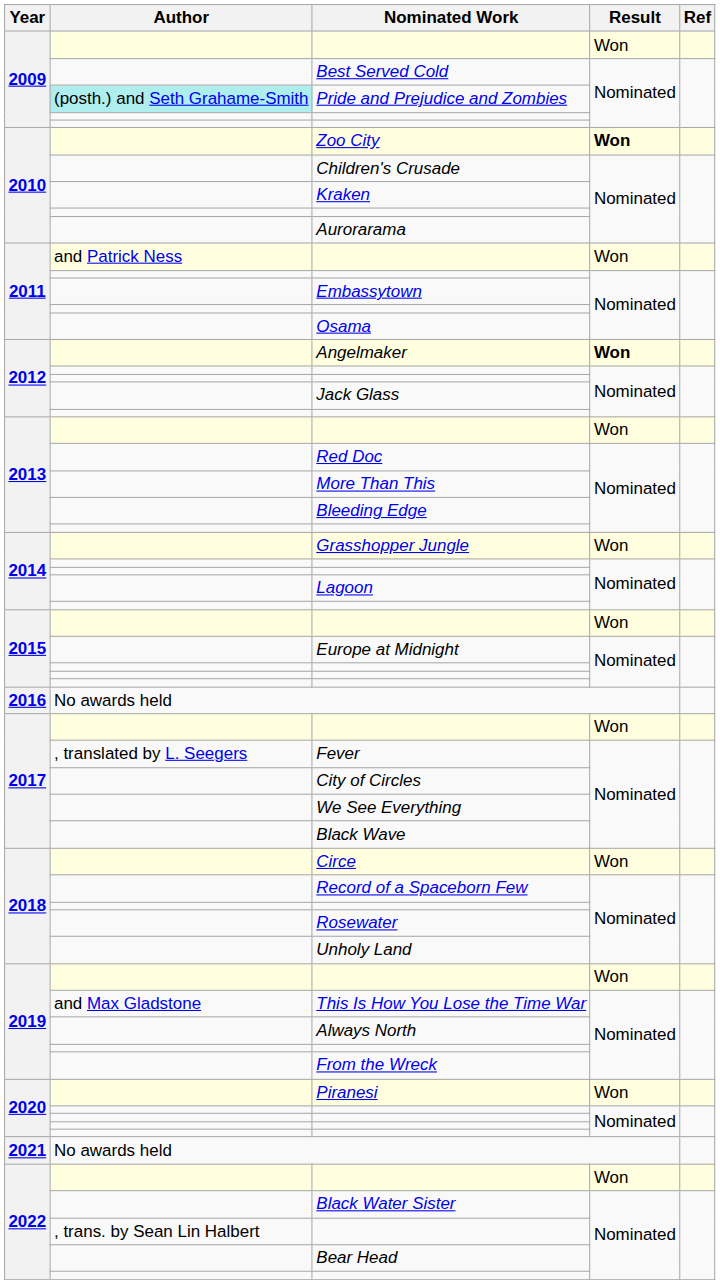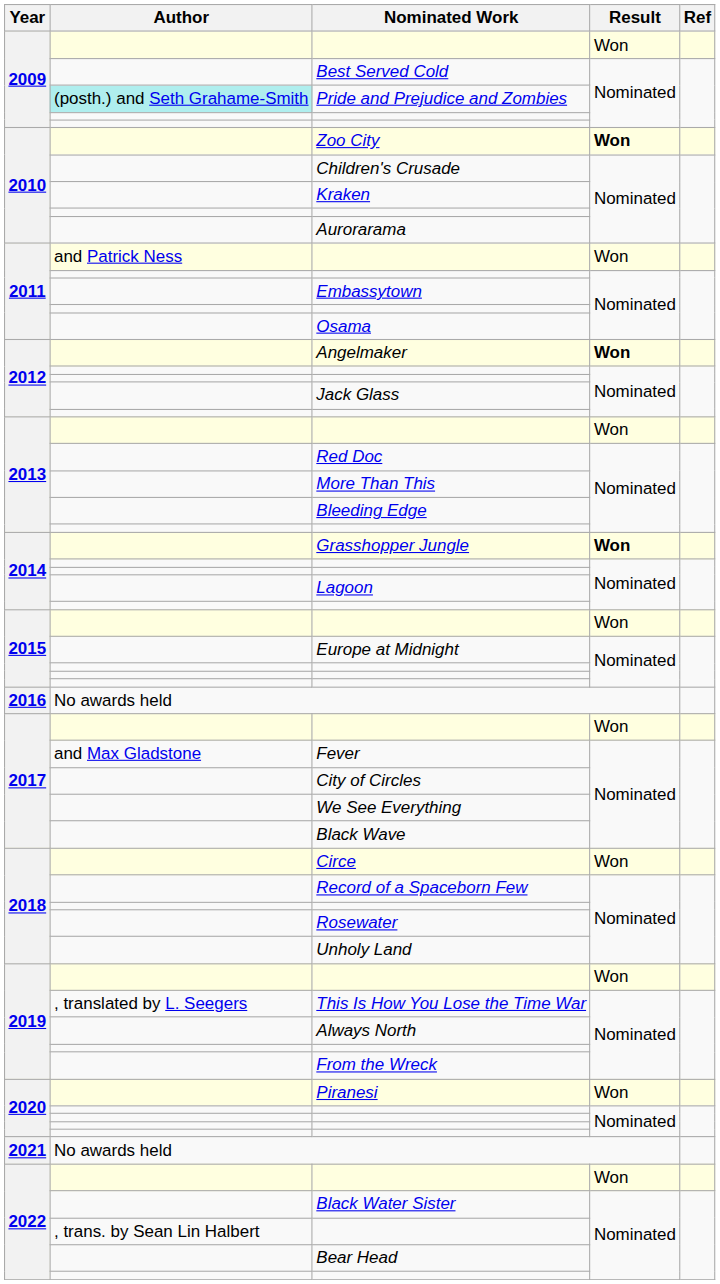(611, 545) normal -> (612, 545) bold
(151, 753) , translated by L. Seegers -> (128, 753) and Max Gladstone
(128, 1003) and Max Gladstone -> (151, 1003) , translated by L. Seegers
